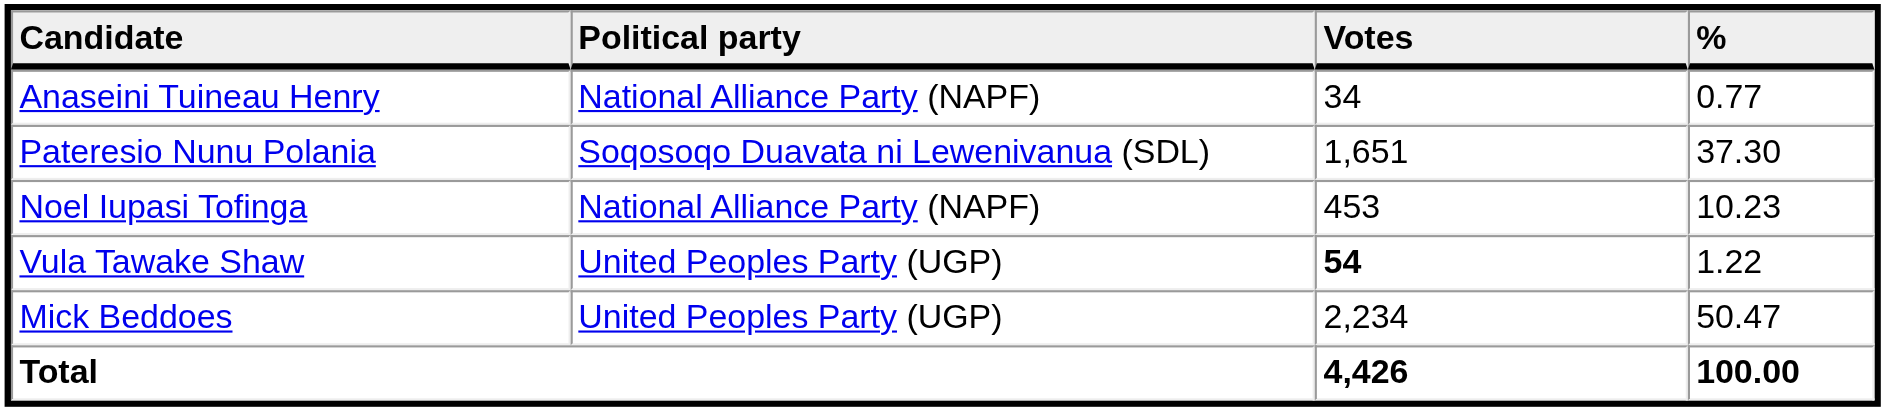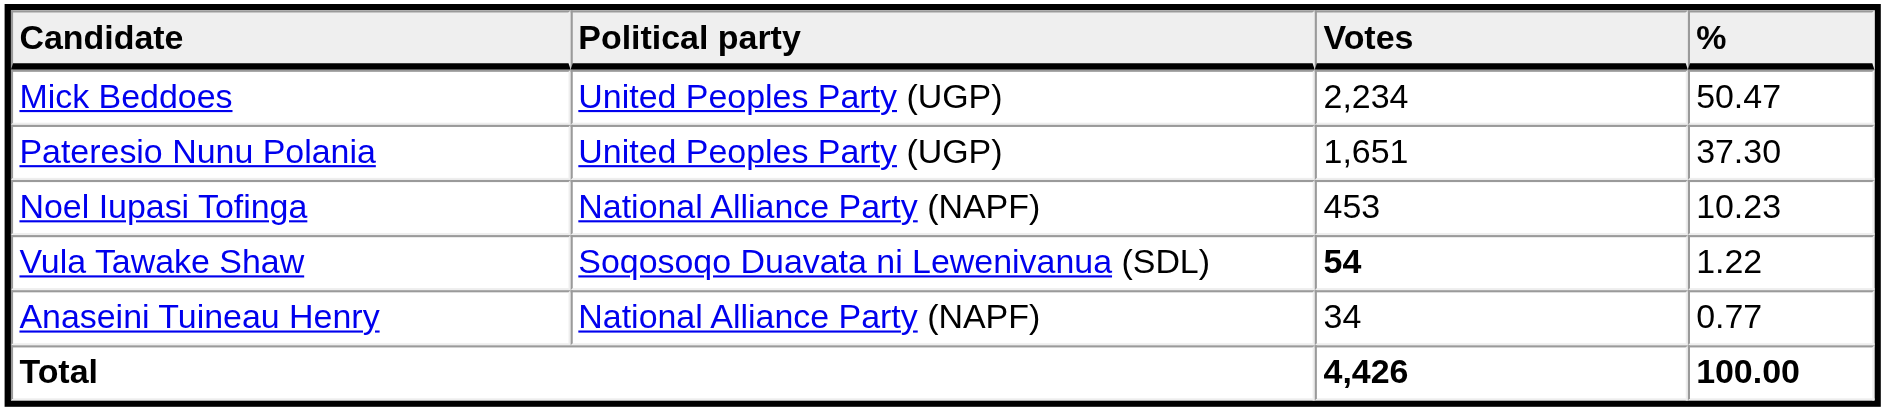rows swapped: (126, 317) <-> (200, 96)
(894, 151) Soqosoqo Duavata ni Lewenivanua (SDL) -> (790, 151) United Peoples Party (UGP)
(790, 262) United Peoples Party (UGP) -> (894, 262) Soqosoqo Duavata ni Lewenivanua (SDL)
